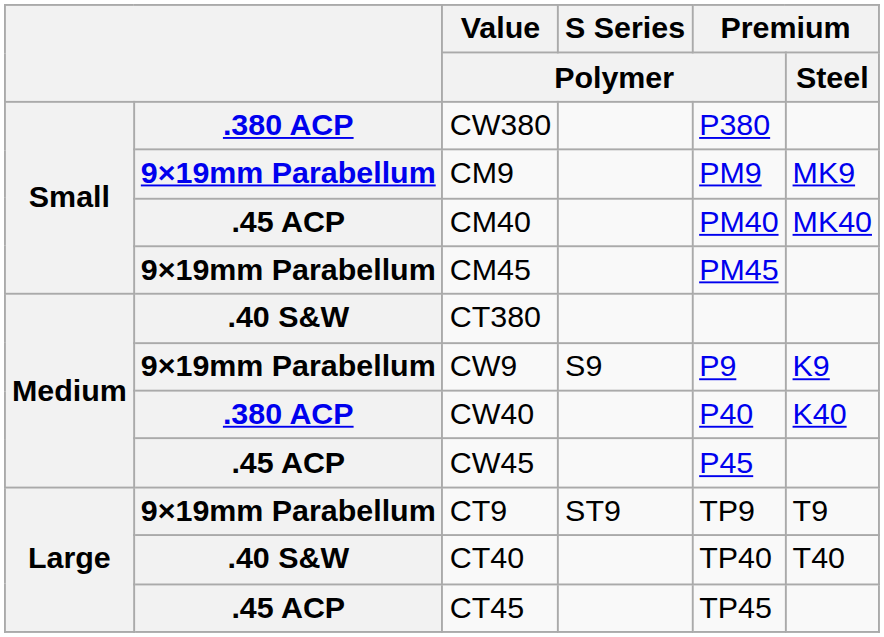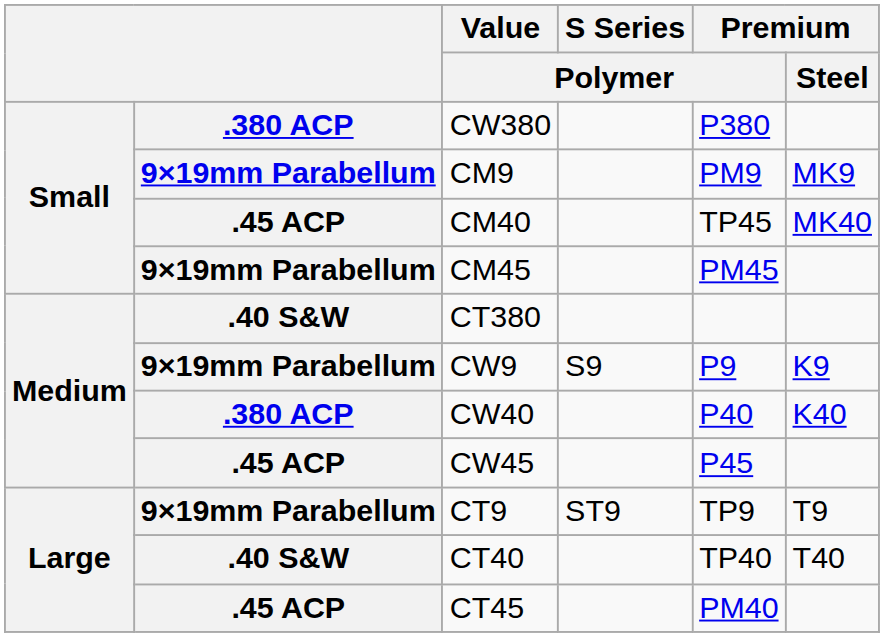(739, 221) PM40 -> (735, 221) TP45
(735, 607) TP45 -> (739, 607) PM40
